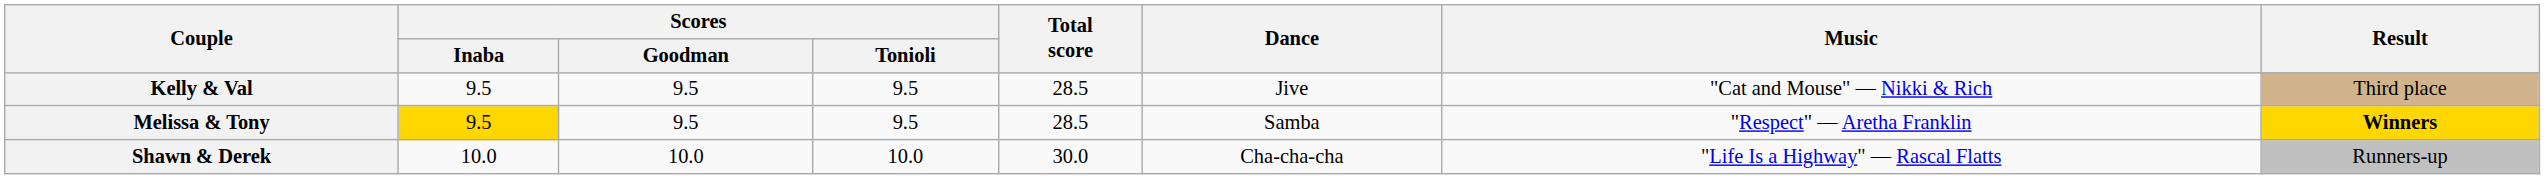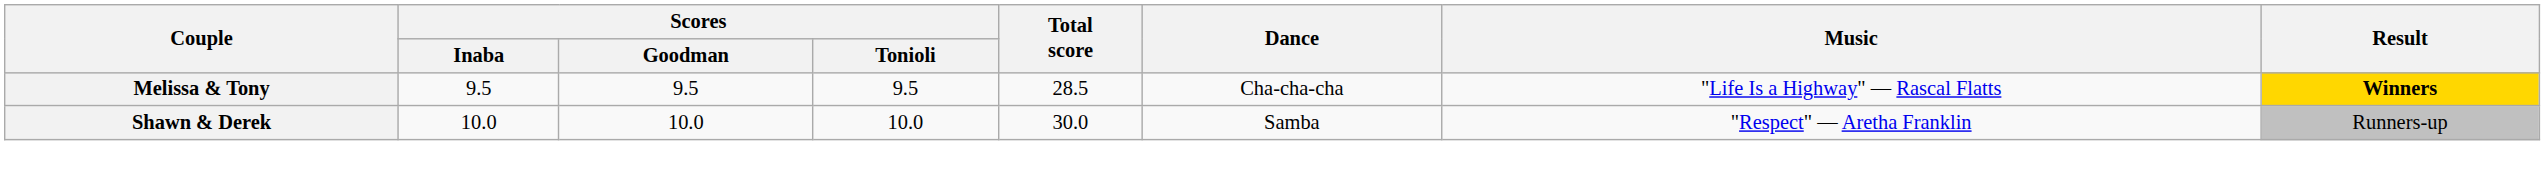- row: (202, 89)
(479, 122) gold background -> (479, 89) no background
(1292, 122) Samba -> (1292, 89) Cha-cha-cha
(1851, 122) "Respect" — Aretha Franklin -> (1851, 89) "Life Is a Highway" — Rascal Flatts
(1292, 156) Cha-cha-cha -> (1292, 122) Samba
(1851, 156) "Life Is a Highway" — Rascal Flatts -> (1851, 122) "Respect" — Aretha Franklin
